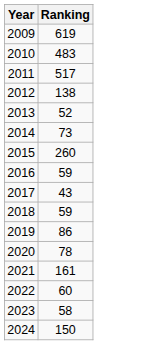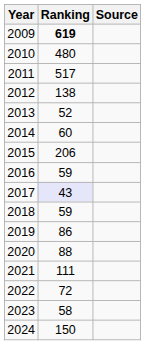+ column: (117, 14)
(65, 34) normal -> (65, 34) bold
(65, 54) 483 -> (65, 54) 480
(65, 133) 73 -> (65, 133) 60
(65, 153) 260 -> (65, 153) 206
(65, 192) no background -> (65, 192) lavender background
(65, 251) 78 -> (65, 251) 88
(65, 271) 161 -> (65, 271) 111
(65, 291) 60 -> (65, 291) 72
